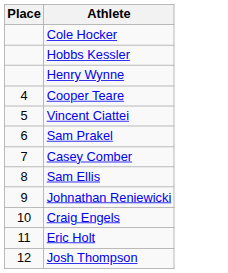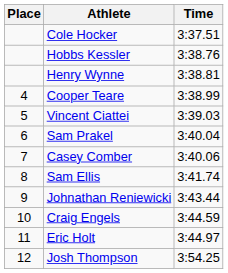+ column: (198, 14)
